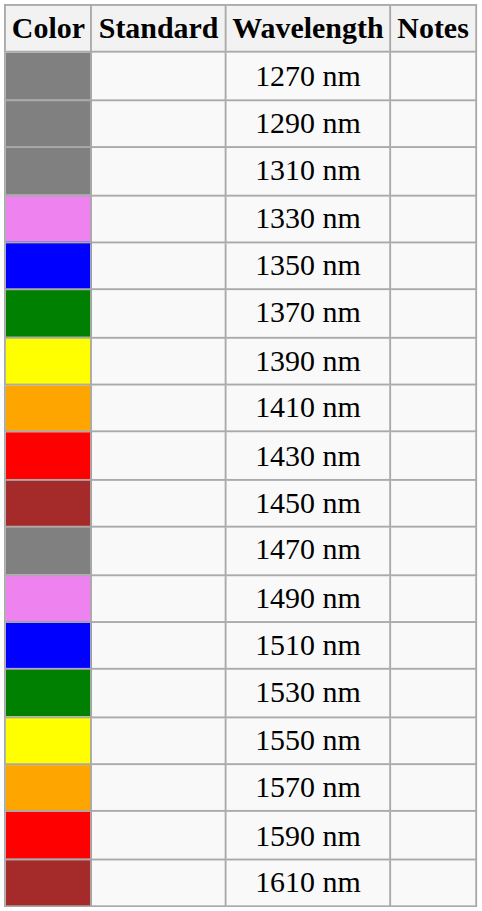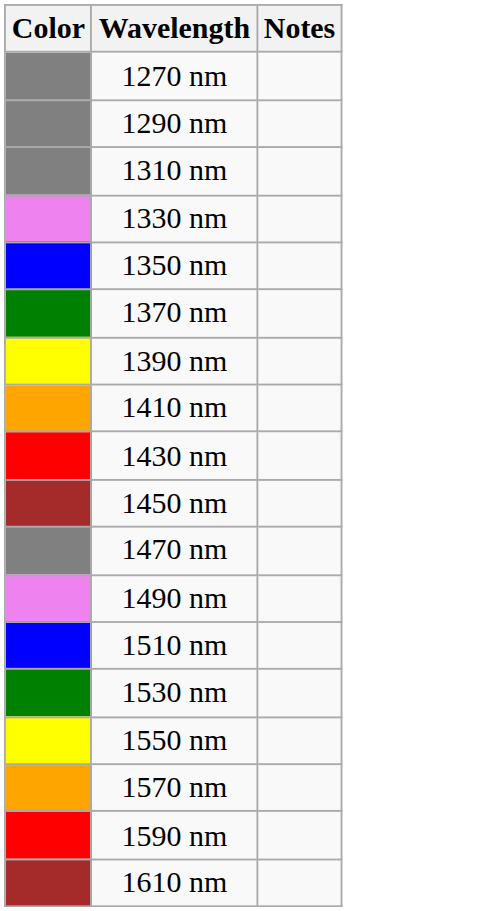- column: (159, 28)
